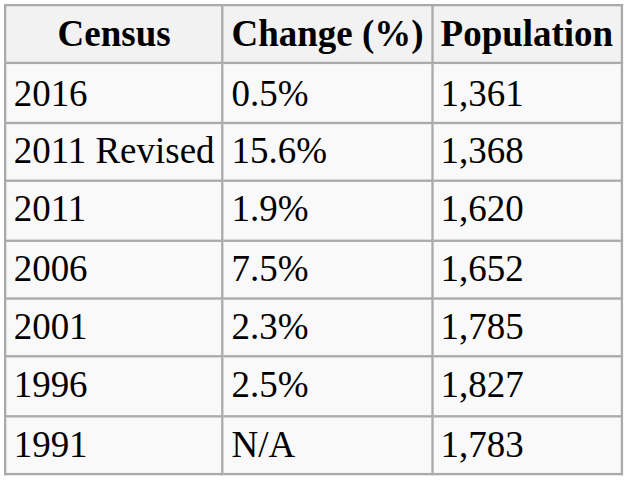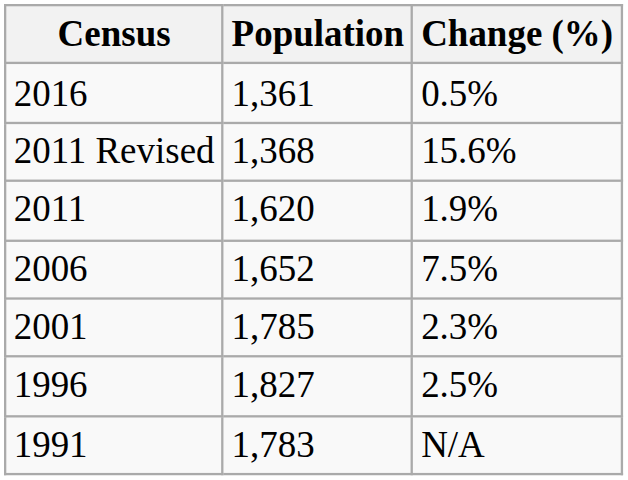columns swapped: (527, 33) <-> (328, 33)
